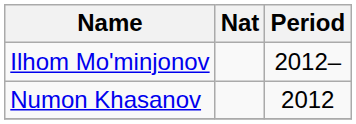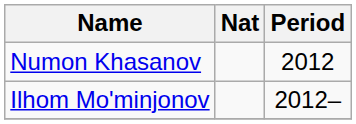rows swapped: (106, 99) <-> (110, 61)
